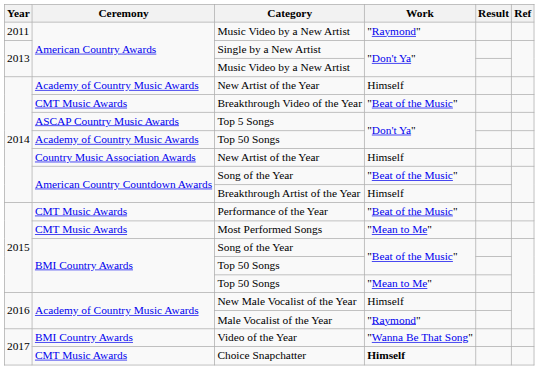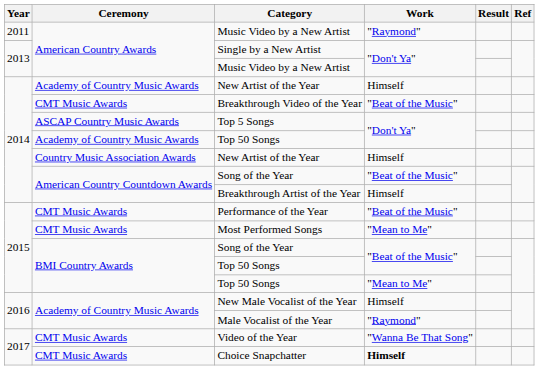(84, 337) BMI Country Awards -> (81, 337) CMT Music Awards
